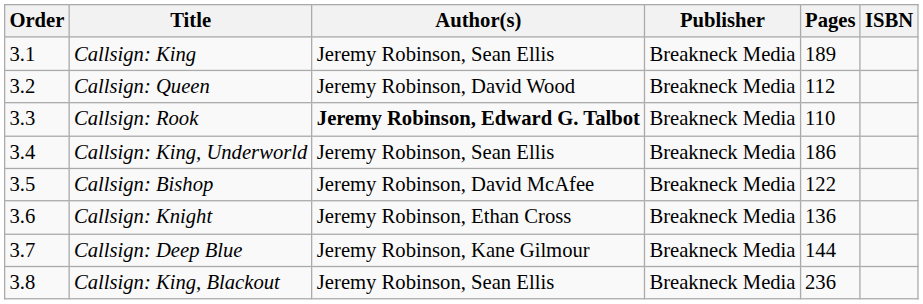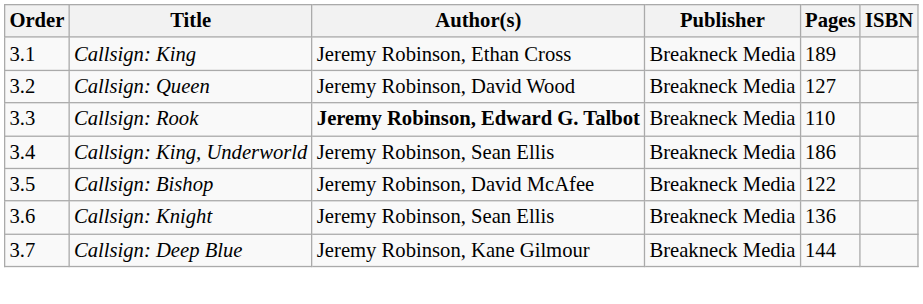(435, 53) Jeremy Robinson, Sean Ellis -> (444, 53) Jeremy Robinson, Ethan Cross
(820, 86) 112 -> (821, 86) 127
(444, 217) Jeremy Robinson, Ethan Cross -> (435, 217) Jeremy Robinson, Sean Ellis
- row: (177, 282)
